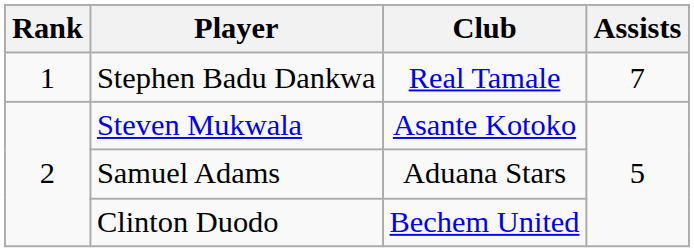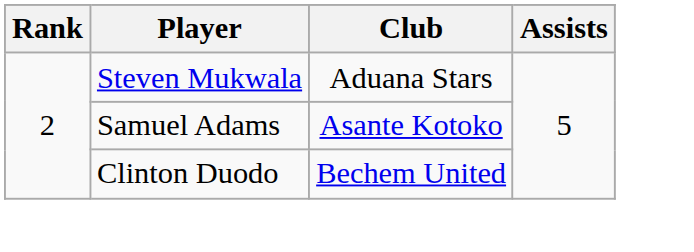- row: (236, 76)
(485, 125) Asante Kotoko -> (411, 76) Aduana Stars
(485, 173) Aduana Stars -> (411, 125) Asante Kotoko
